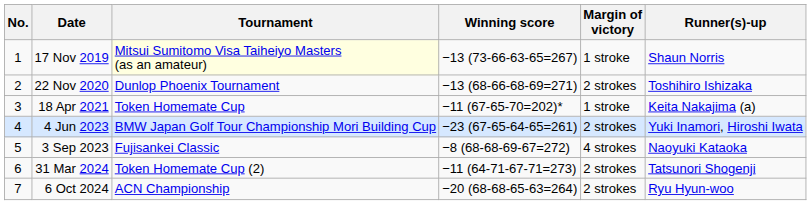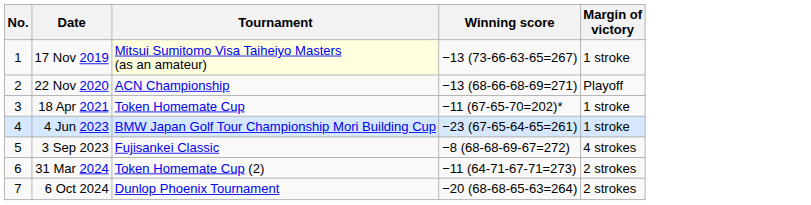- column: (725, 22)
(197, 86) Dunlop Phoenix Tournament -> (172, 86) ACN Championship
(610, 86) 2 strokes -> (603, 86) Playoff
(610, 127) 2 strokes -> (607, 127) 1 stroke
(172, 189) ACN Championship -> (197, 189) Dunlop Phoenix Tournament
